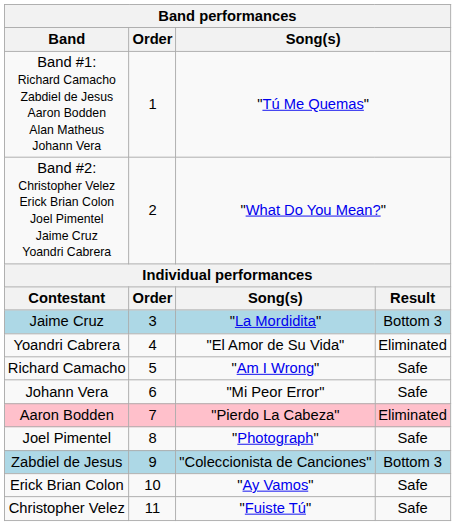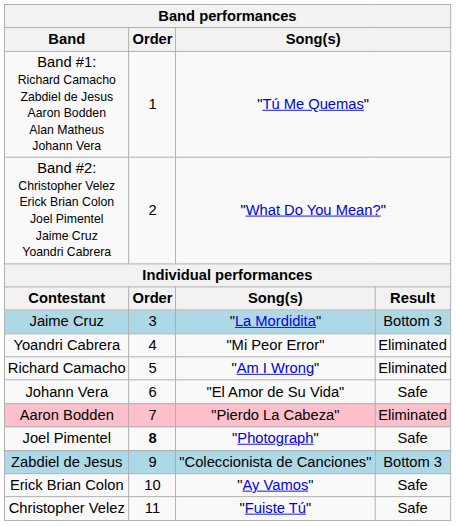(275, 345) "El Amor de Su Vida" -> (275, 345) "Mi Peor Error"
(413, 368) Safe -> (413, 368) Eliminated
(275, 391) "Mi Peor Error" -> (275, 391) "El Amor de Su Vida"
(152, 438) normal -> (152, 438) bold
